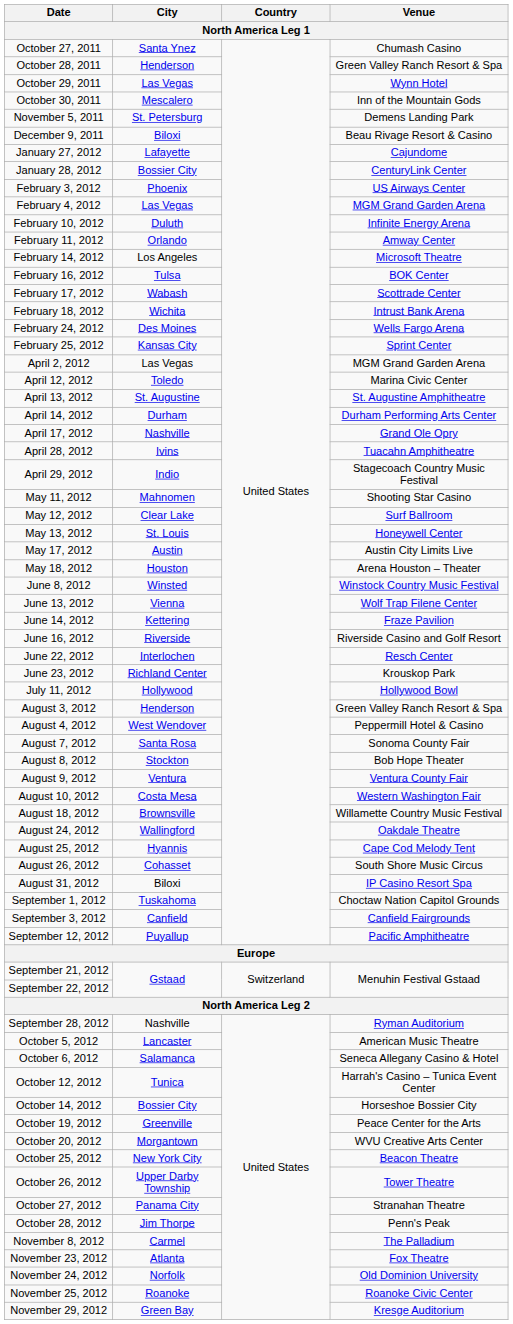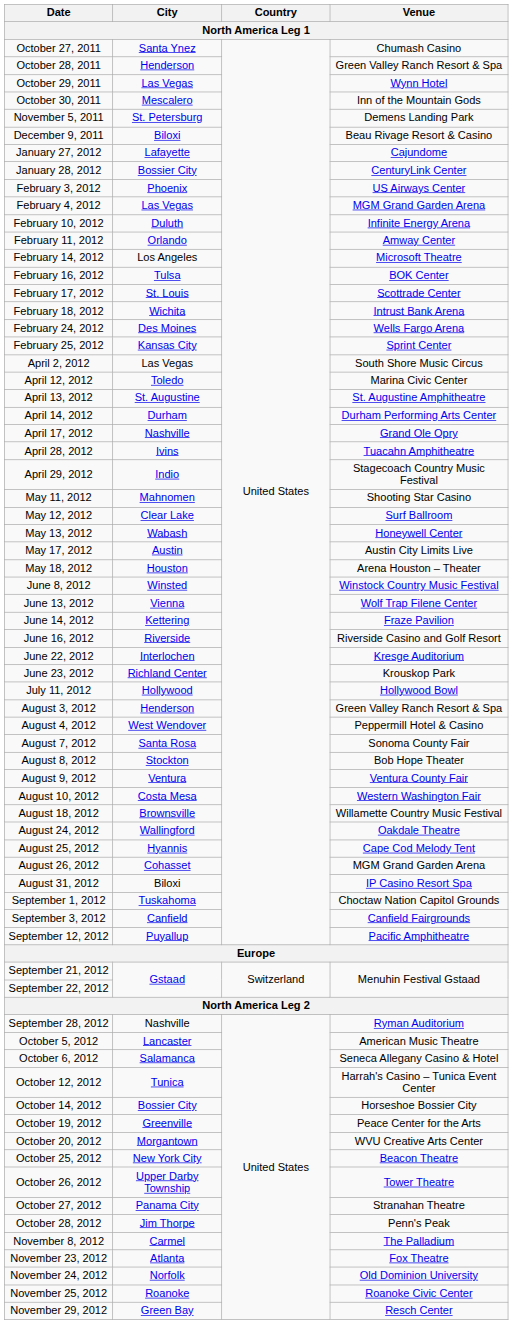(167, 293) Wabash -> (167, 293) St. Louis
(419, 363) MGM Grand Garden Arena -> (419, 363) South Shore Music Circus
(167, 533) St. Louis -> (167, 533) Wabash
(419, 655) Resch Center -> (419, 655) Kresge Auditorium
(419, 866) South Shore Music Circus -> (419, 866) MGM Grand Garden Arena
(419, 1311) Kresge Auditorium -> (419, 1311) Resch Center
